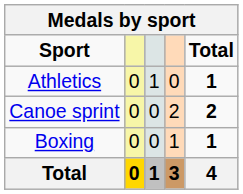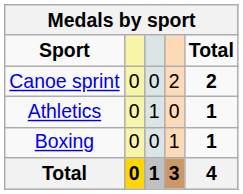rows swapped: (64, 81) <-> (64, 112)
